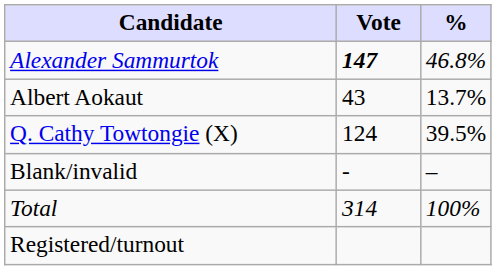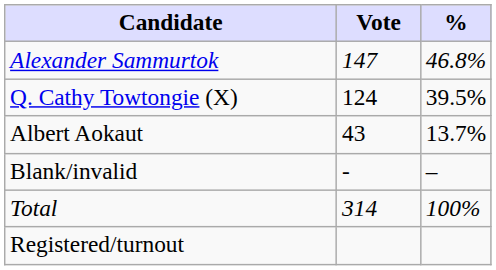(360, 60) bold -> (360, 60) normal
rows swapped: (124, 134) <-> (77, 97)
